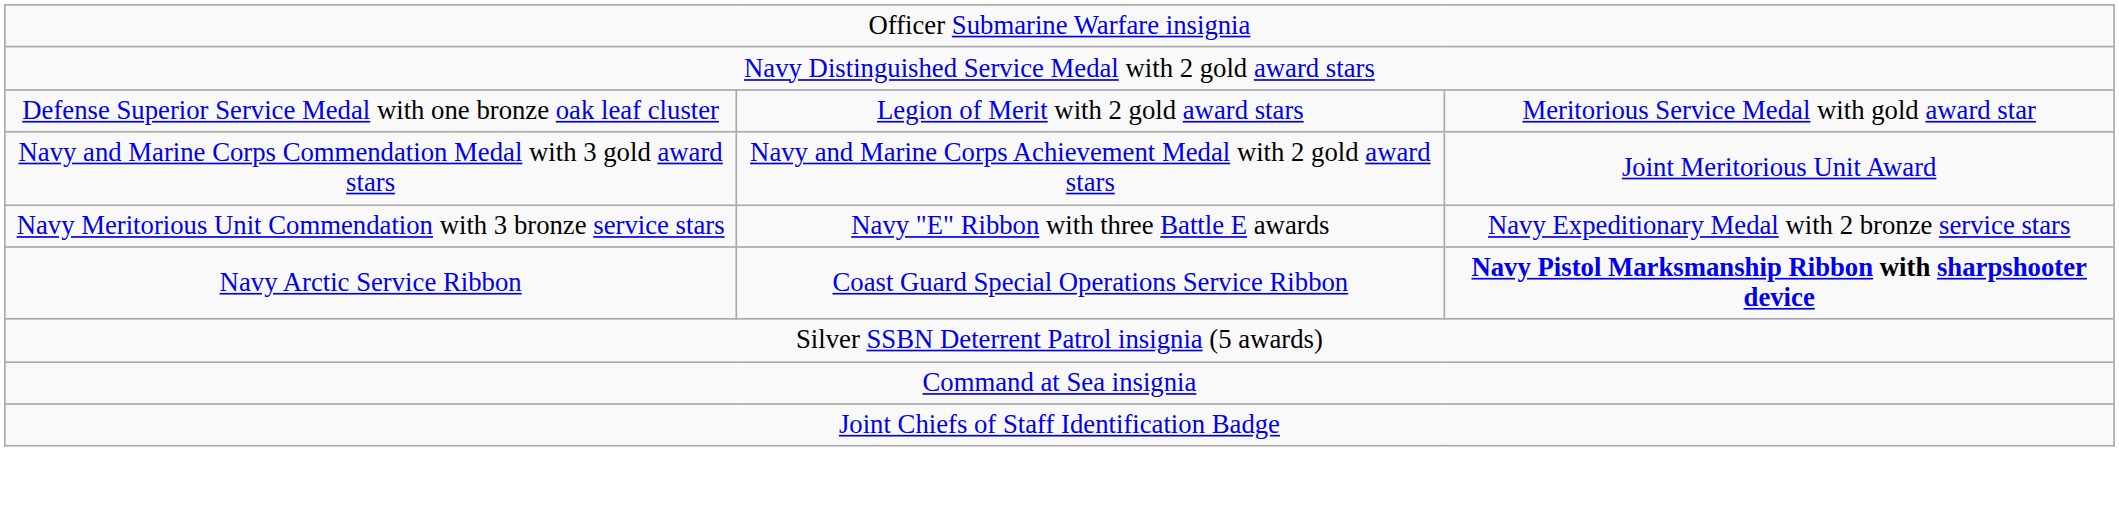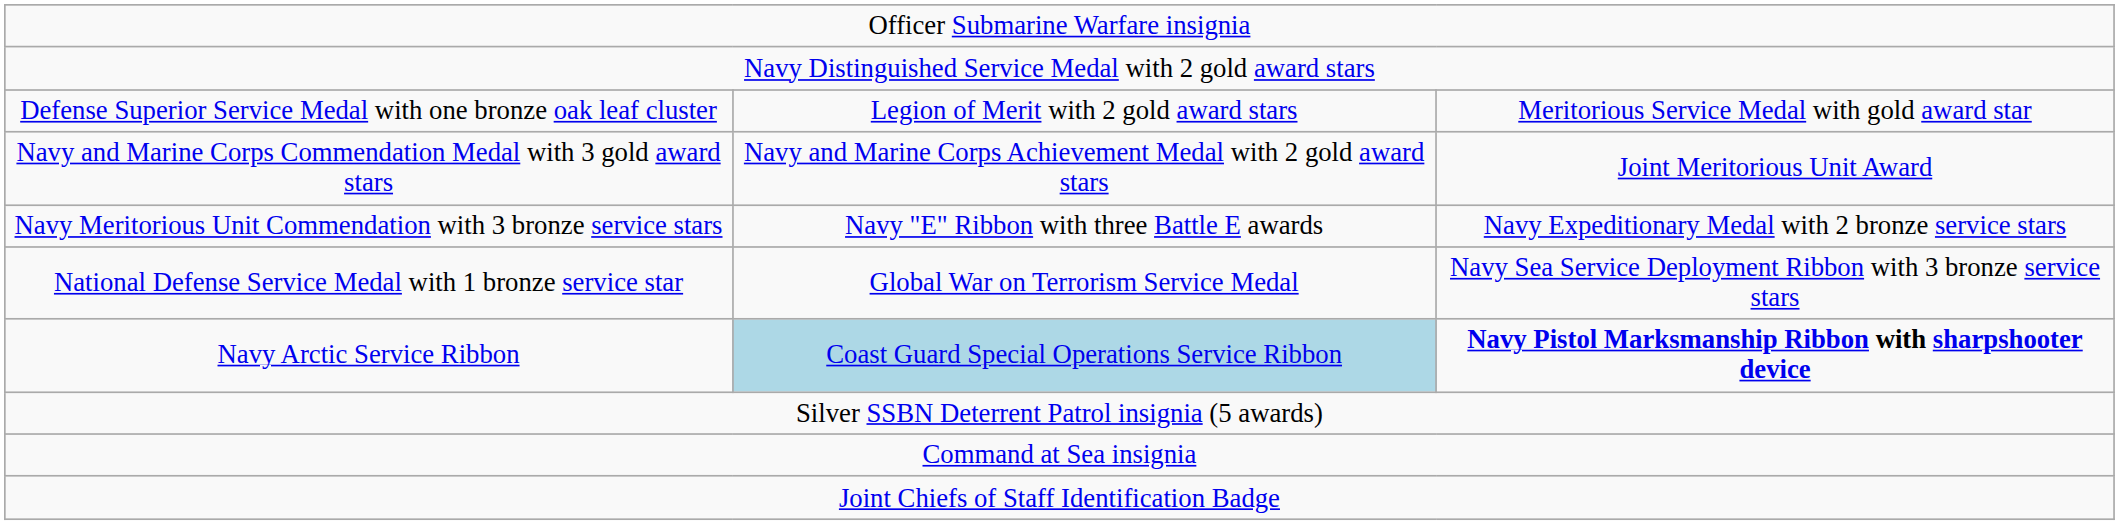+ row: (369, 282)
(1090, 282) no background -> (1084, 355) lightblue background
